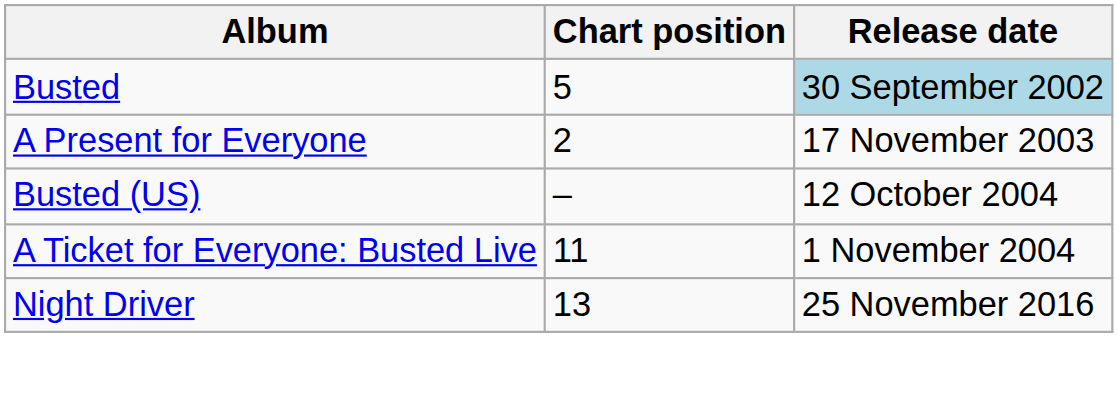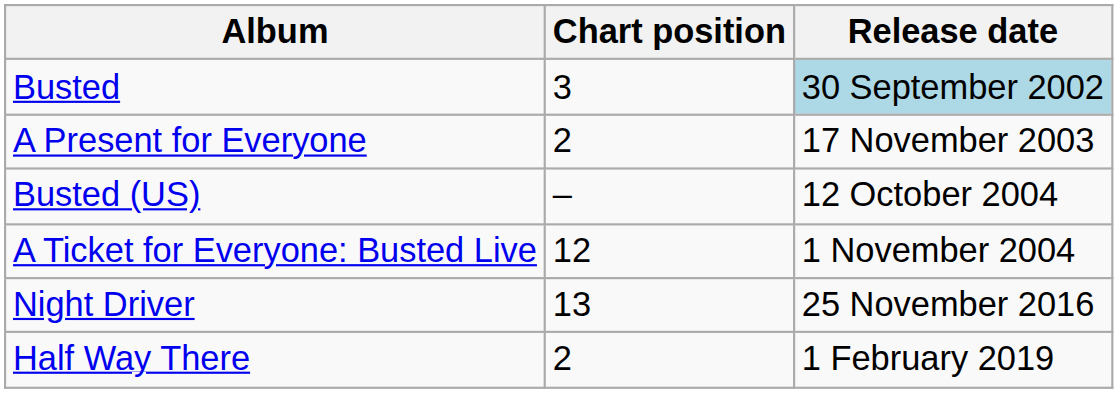(562, 86) 5 -> (562, 86) 3
(571, 250) 11 -> (572, 250) 12
+ row: (132, 359)
